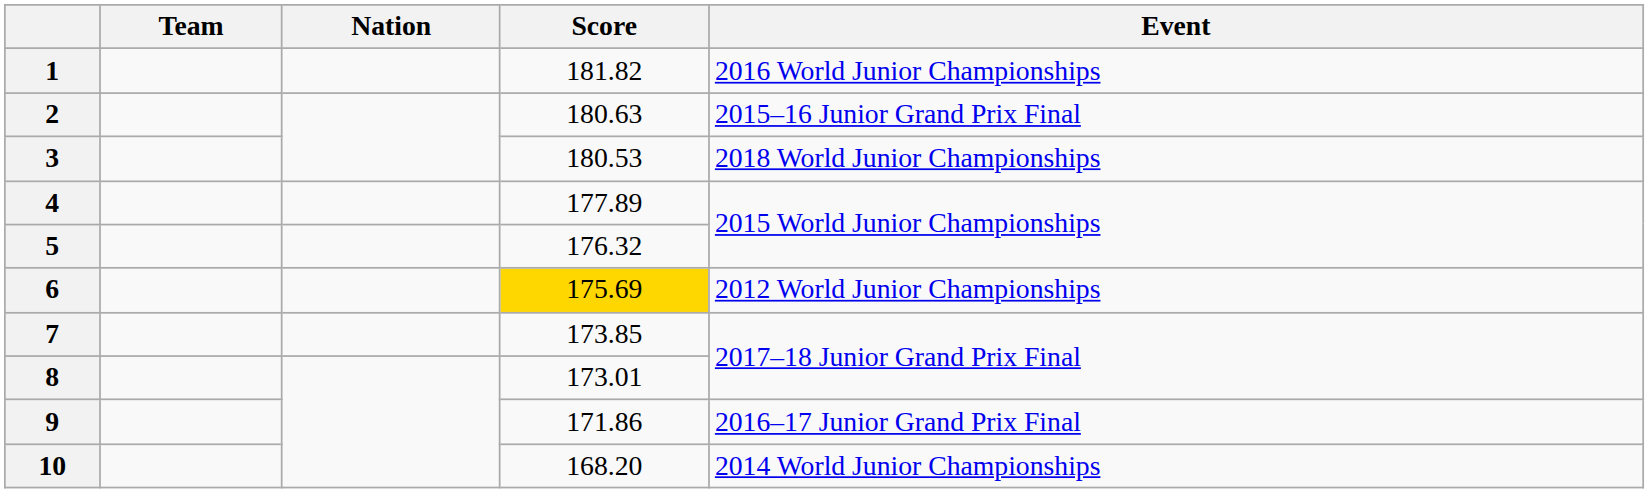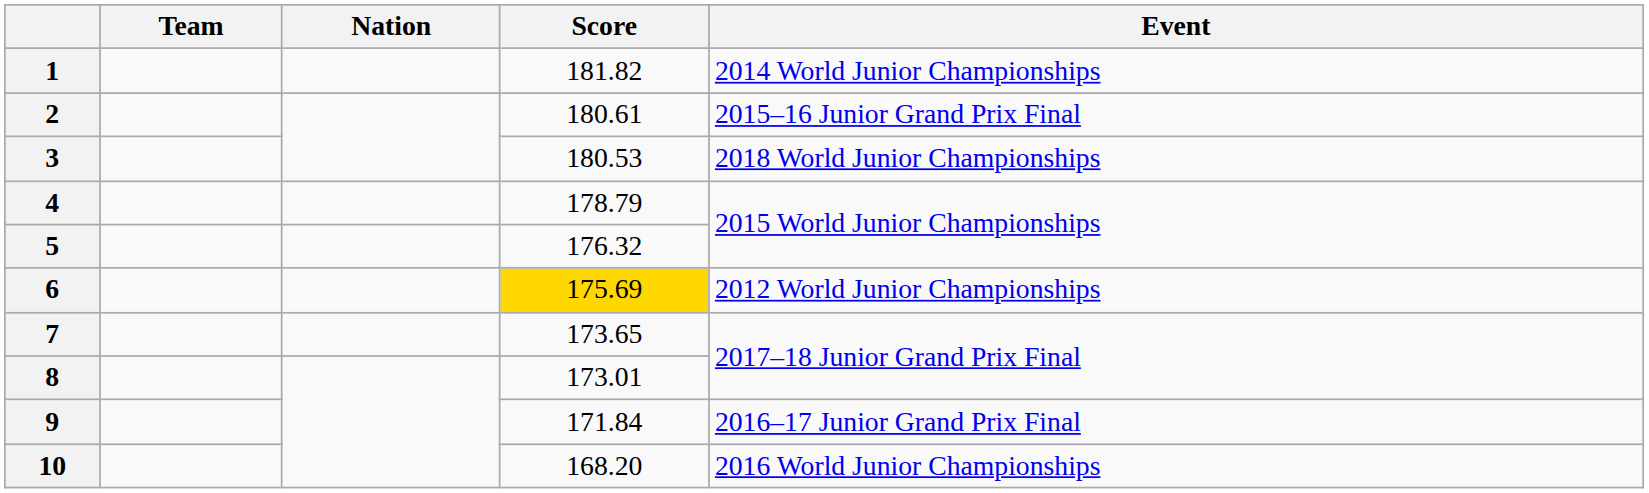(908, 70) 2016 World Junior Championships -> (908, 70) 2014 World Junior Championships
(604, 114) 180.63 -> (604, 114) 180.61
(604, 202) 177.89 -> (604, 202) 178.79
(604, 333) 173.85 -> (604, 333) 173.65
(604, 421) 171.86 -> (604, 421) 171.84
(908, 465) 2014 World Junior Championships -> (908, 465) 2016 World Junior Championships
